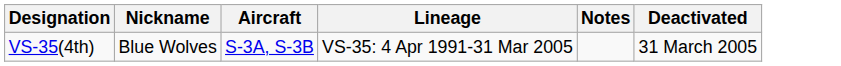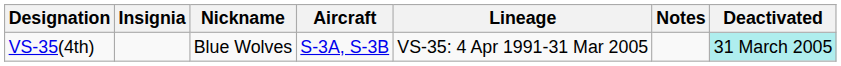+ column: (152, 18)
(698, 46) no background -> (773, 46) paleturquoise background
